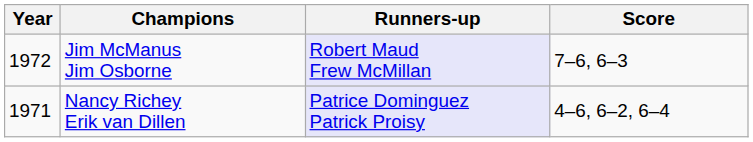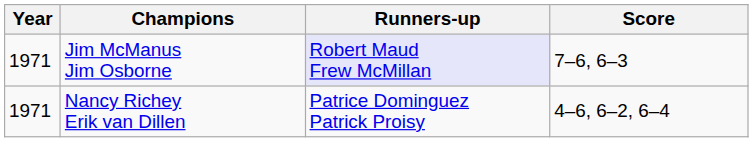(30, 60) 1972 -> (30, 60) 1971
(389, 111) lavender background -> (389, 111) no background
